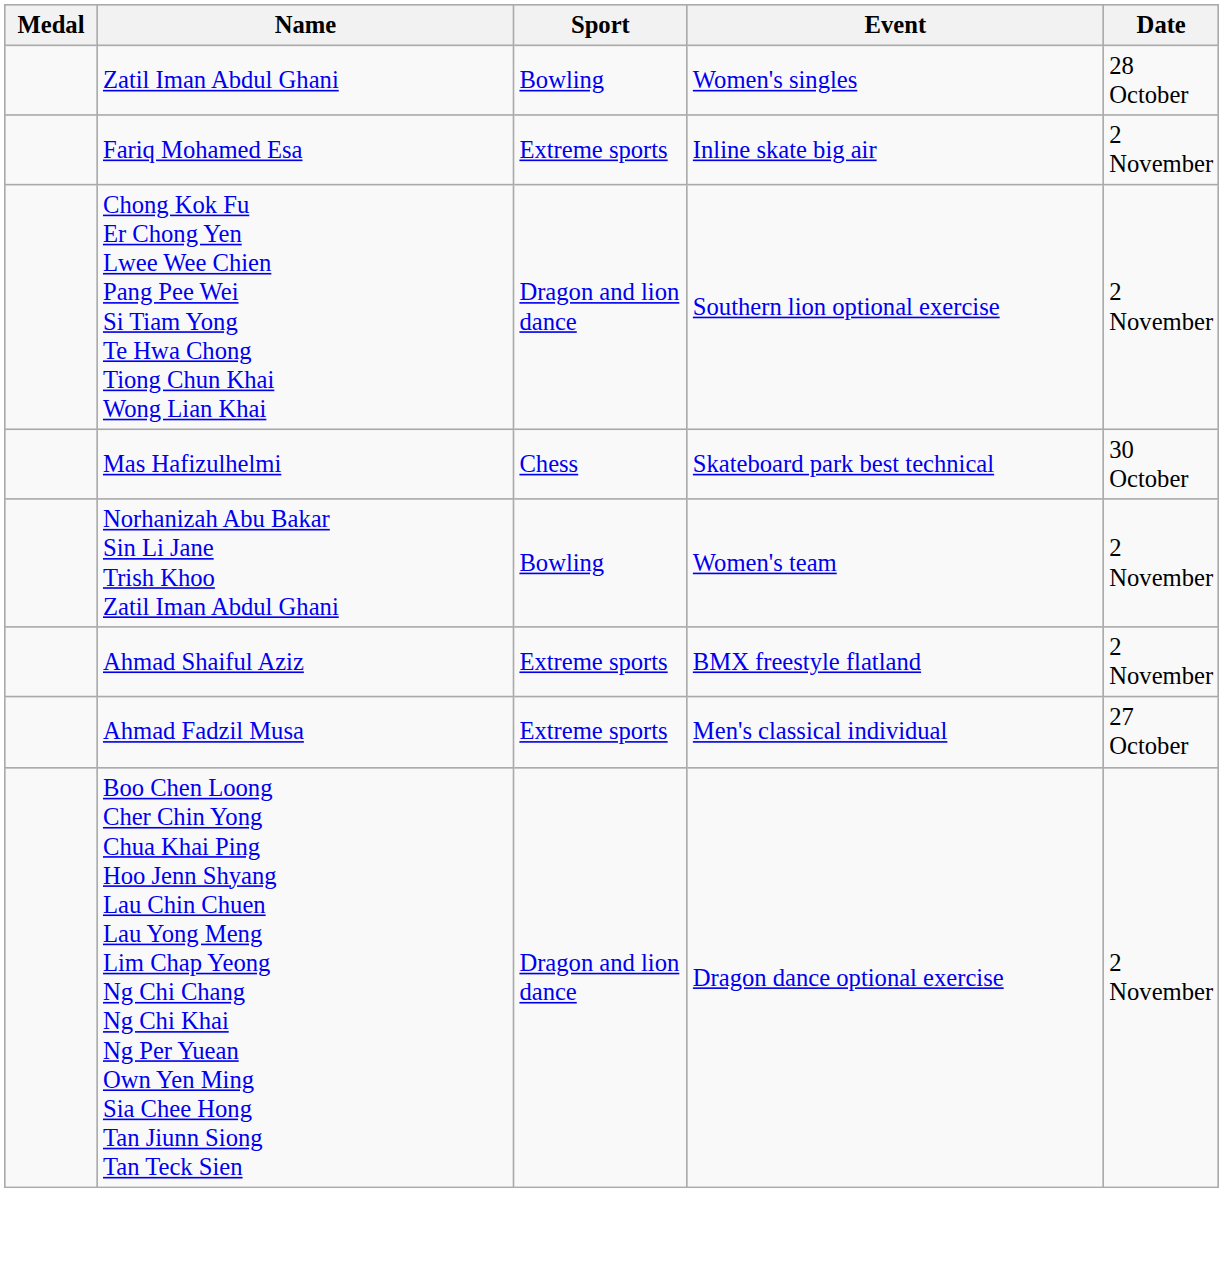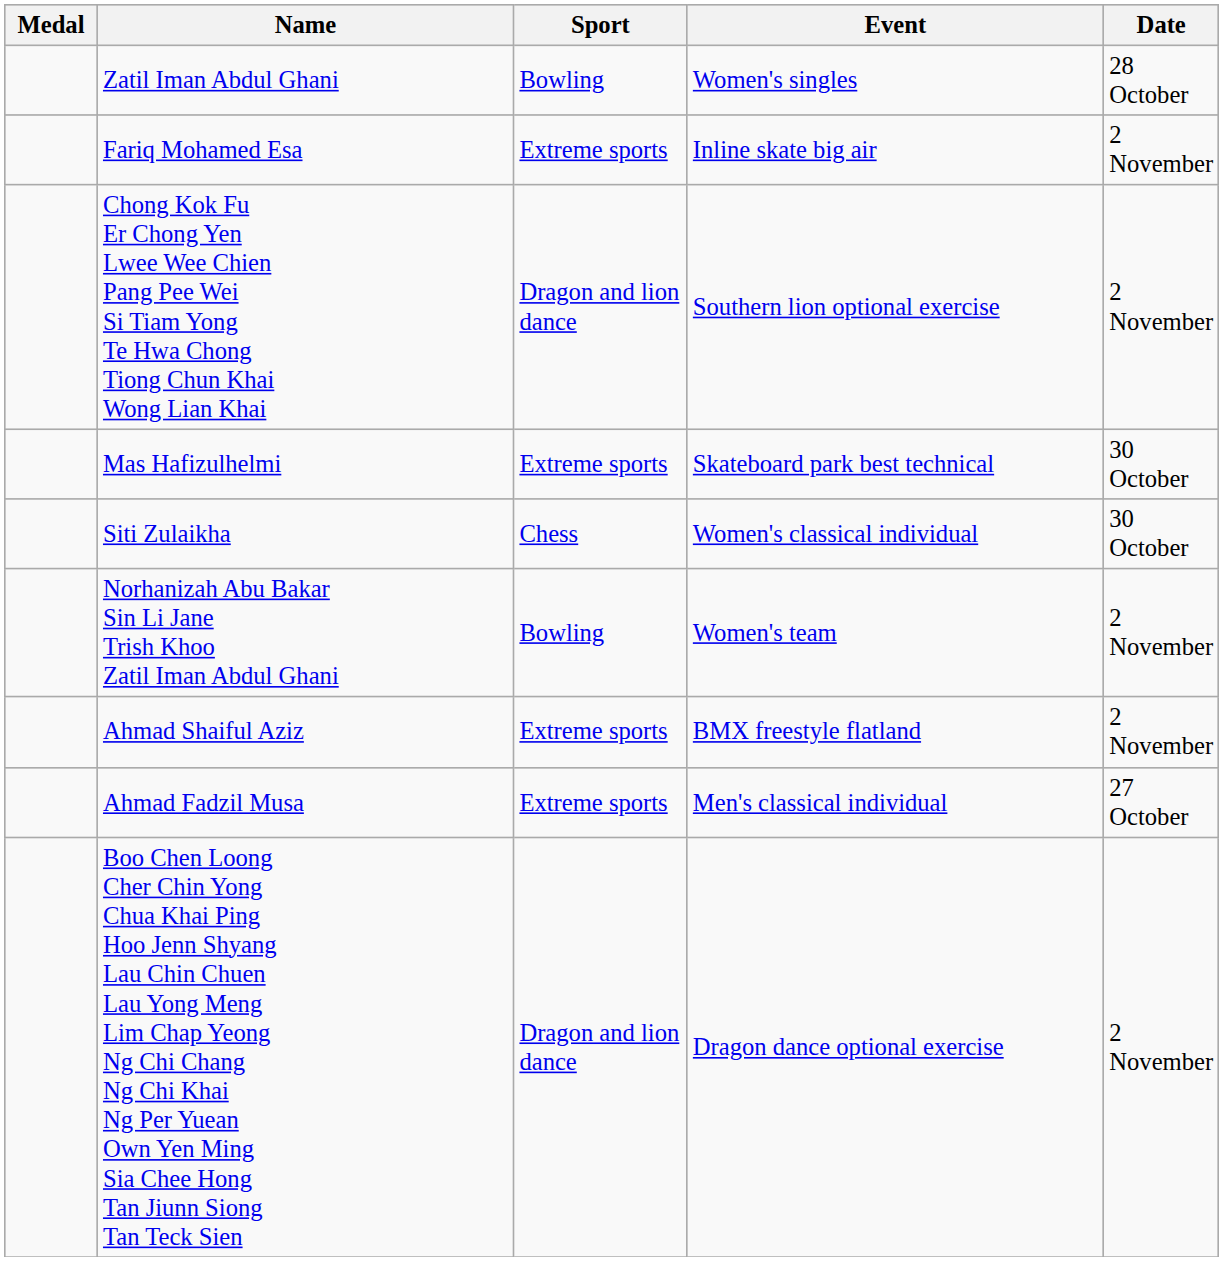(549, 464) Chess -> (594, 464) Extreme sports
+ row: (167, 534)
